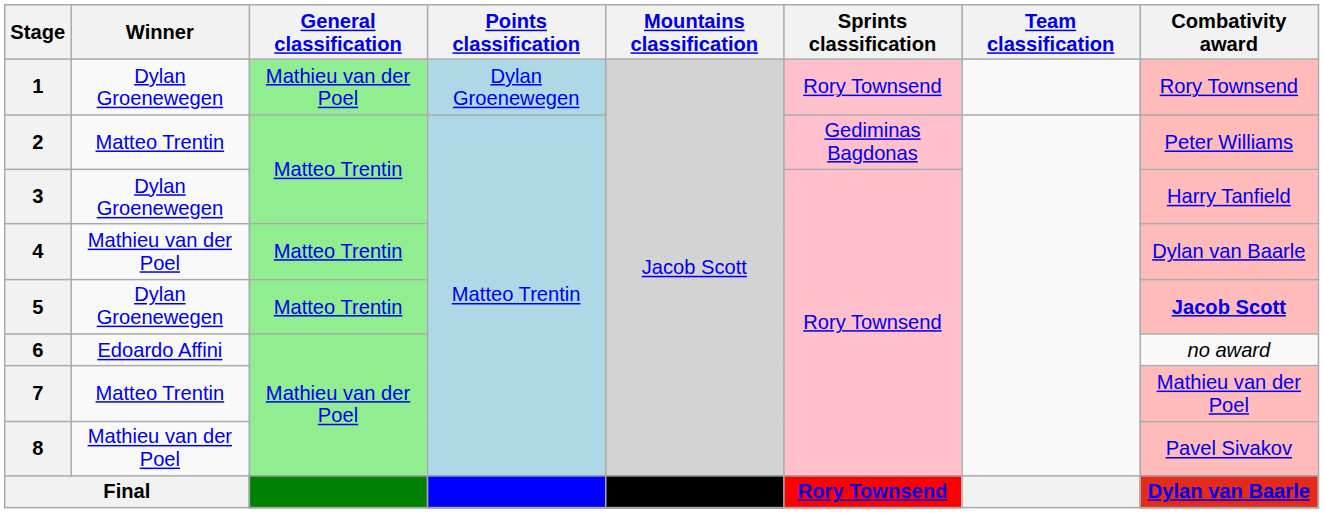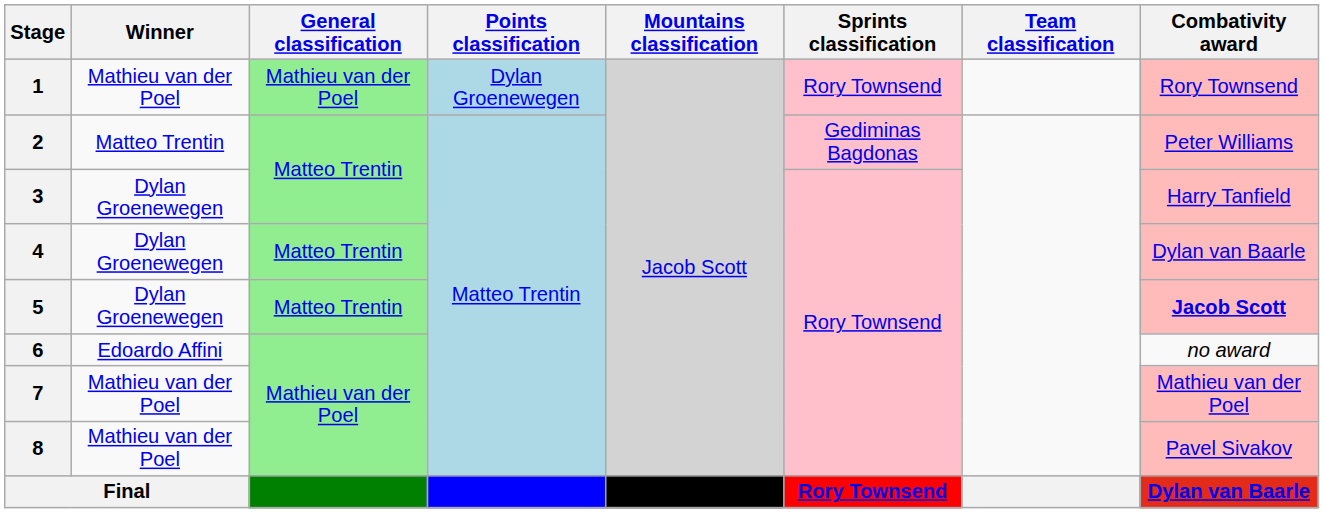(160, 87) Dylan Groenewegen -> (160, 87) Mathieu van der Poel
(160, 252) Mathieu van der Poel -> (160, 252) Dylan Groenewegen
(160, 394) Matteo Trentin -> (160, 394) Mathieu van der Poel
